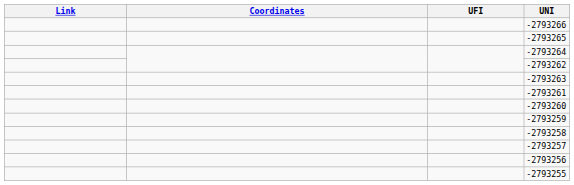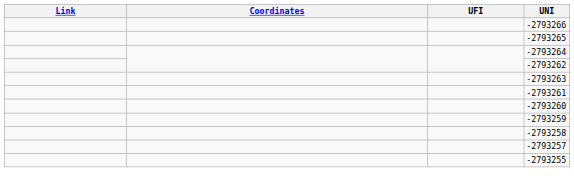- row: (546, 160)
